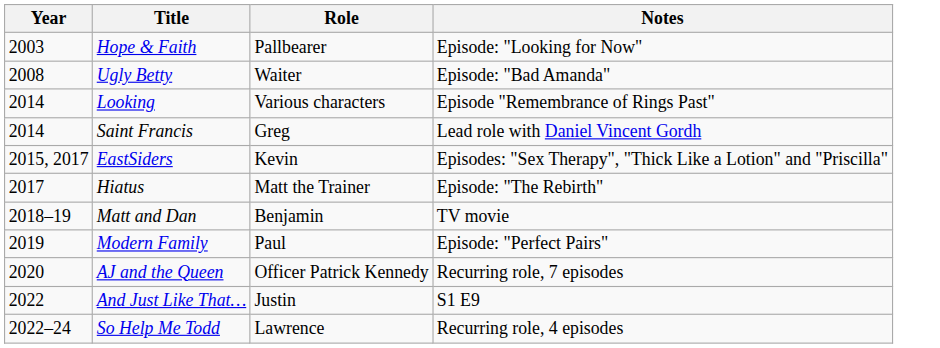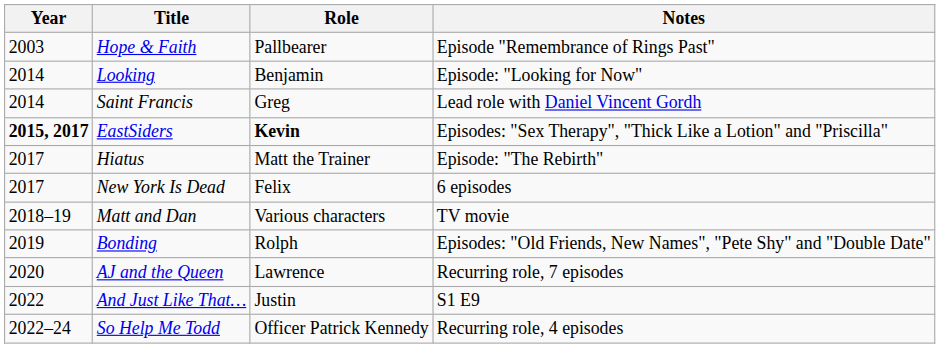(540, 46) Episode: "Looking for Now" -> (576, 46) Episode "Remembrance of Rings Past"
- row: (134, 74)
(320, 103) Various characters -> (289, 74) Benjamin
(576, 103) Episode "Remembrance of Rings Past" -> (540, 74) Episode: "Looking for Now"
(49, 159) normal -> (49, 131) bold
(276, 159) normal -> (277, 131) bold
+ row: (161, 187)
(289, 215) Benjamin -> (320, 215) Various characters
+ row: (127, 243)
- row: (152, 243)
(342, 272) Officer Patrick Kennedy -> (289, 272) Lawrence
(289, 328) Lawrence -> (342, 328) Officer Patrick Kennedy
